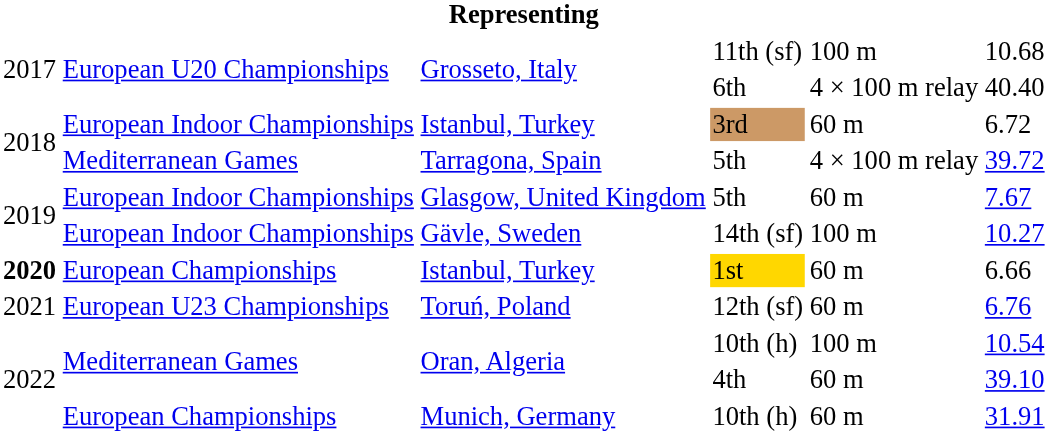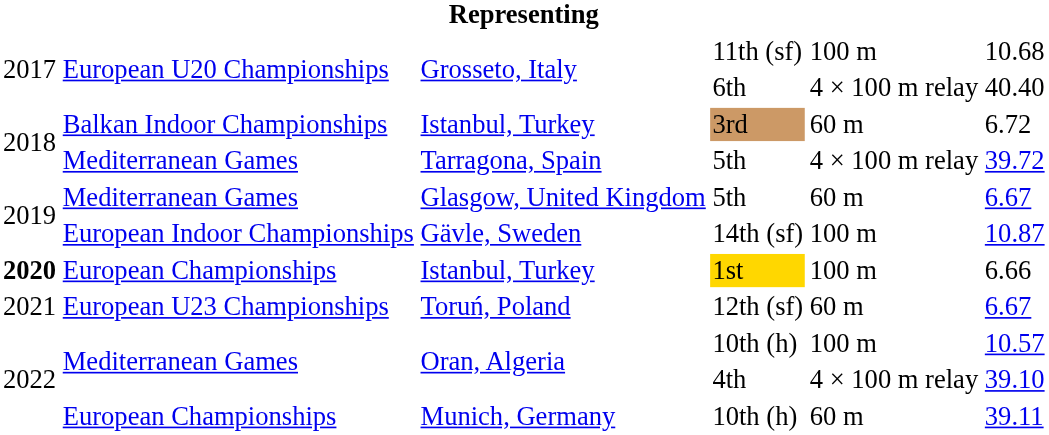(238, 124) European Indoor Championships -> (225, 124) Balkan Indoor Championships
(238, 197) European Indoor Championships -> (180, 197) Mediterranean Games
(1008, 197) 7.67 -> (1008, 197) 6.67
(1015, 233) 10.27 -> (1015, 233) 10.87
(837, 270) 60 m -> (843, 270) 100 m
(1008, 306) 6.76 -> (1008, 306) 6.67
(1015, 343) 10.54 -> (1015, 343) 10.57
(837, 379) 60 m -> (894, 379) 4 × 100 m relay
(1015, 416) 31.91 -> (1014, 416) 39.11
